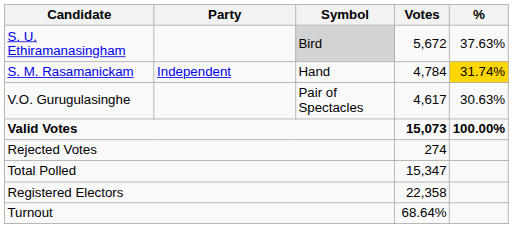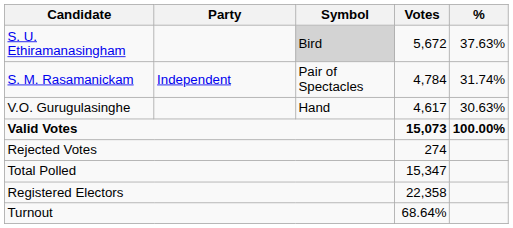(314, 72) Hand -> (331, 79) Pair of Spectacles
(483, 72) gold background -> (483, 79) no background
(331, 100) Pair of Spectacles -> (314, 108) Hand
